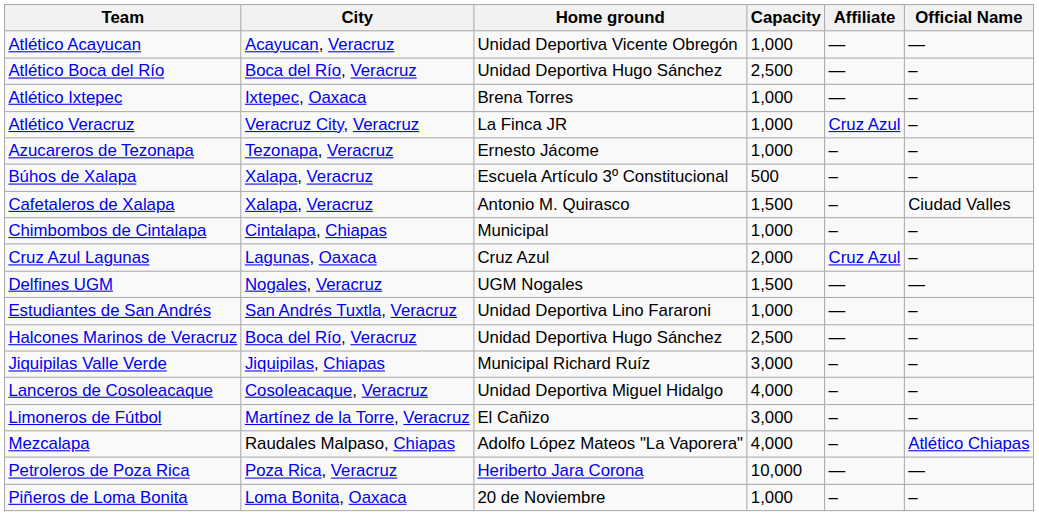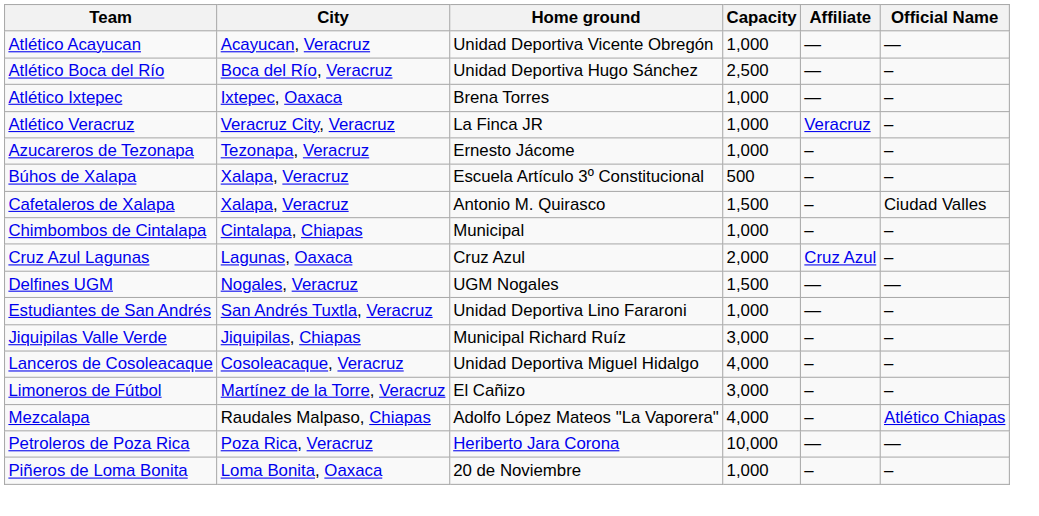(865, 124) Cruz Azul -> (837, 124) Veracruz
- row: (123, 337)
